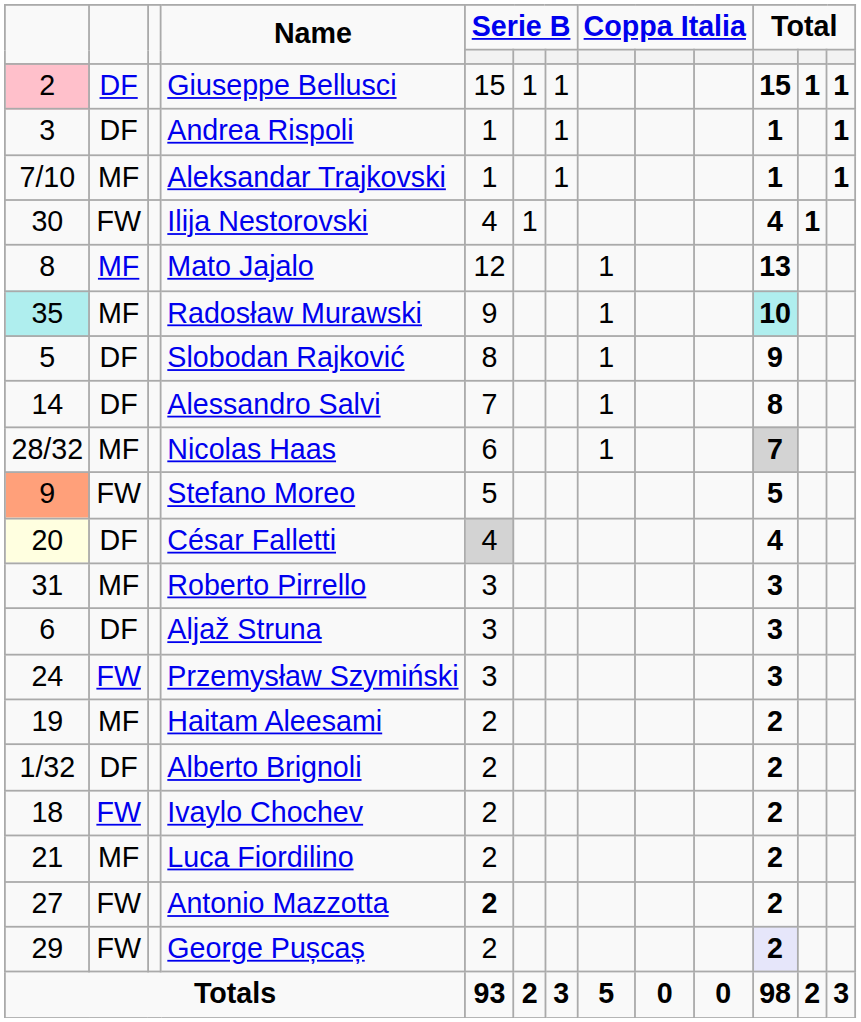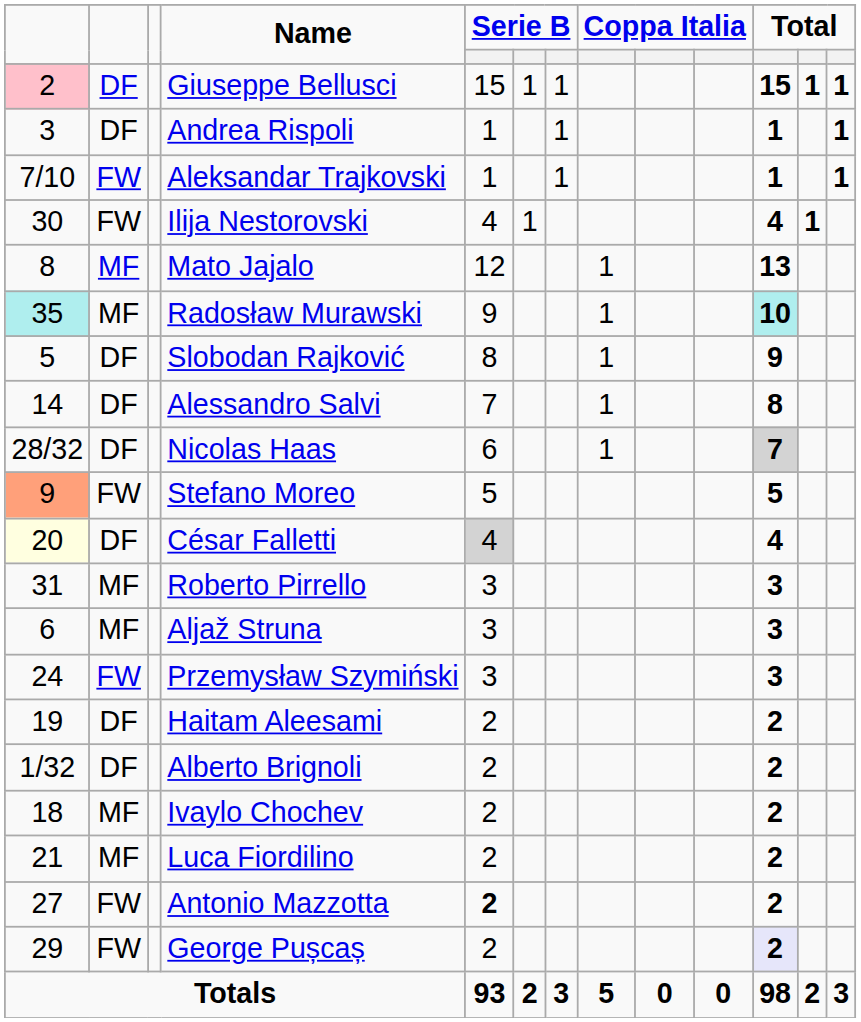(119, 176) MF -> (119, 176) FW
(119, 449) MF -> (119, 449) DF
(119, 630) DF -> (119, 630) MF
(119, 721) MF -> (119, 721) DF
(119, 812) FW -> (119, 812) MF
